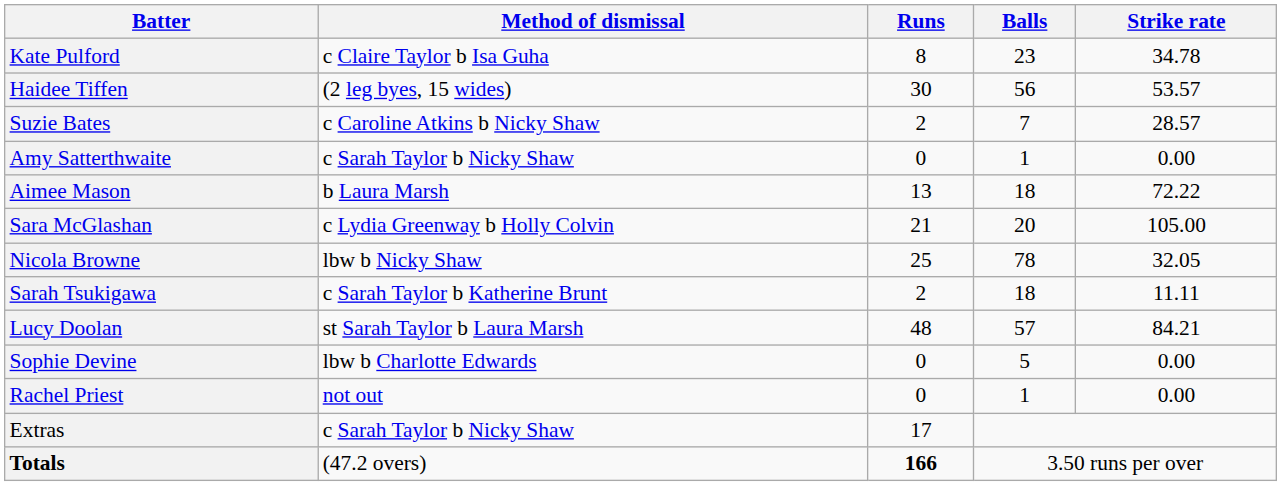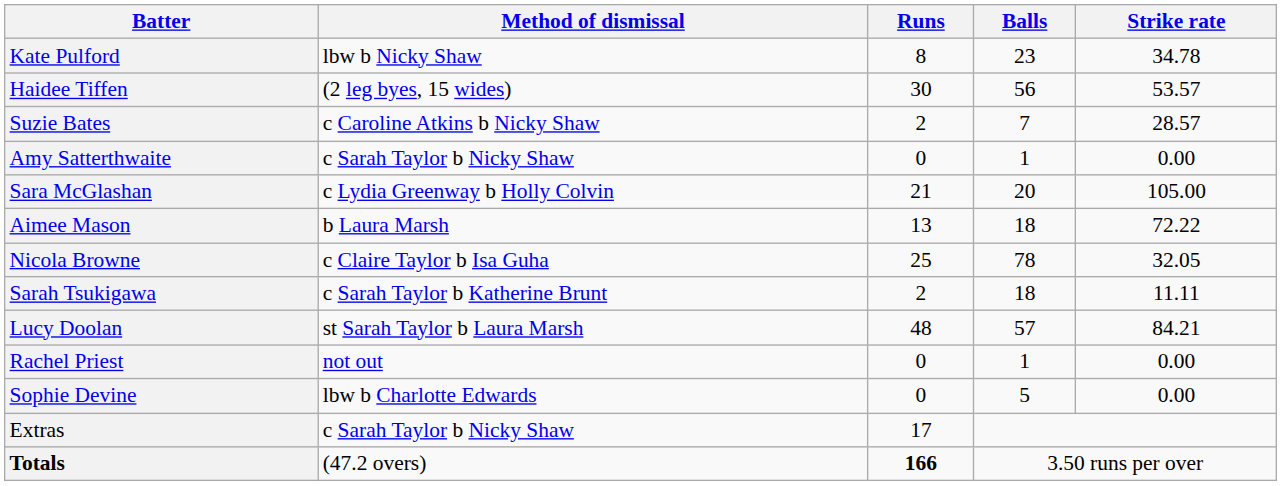(436, 55) c Claire Taylor b Isa Guha -> (402, 55) lbw b Nicky Shaw
rows swapped: (81, 225) <-> (70, 191)
(402, 259) lbw b Nicky Shaw -> (436, 259) c Claire Taylor b Isa Guha
rows swapped: (73, 361) <-> (66, 395)
